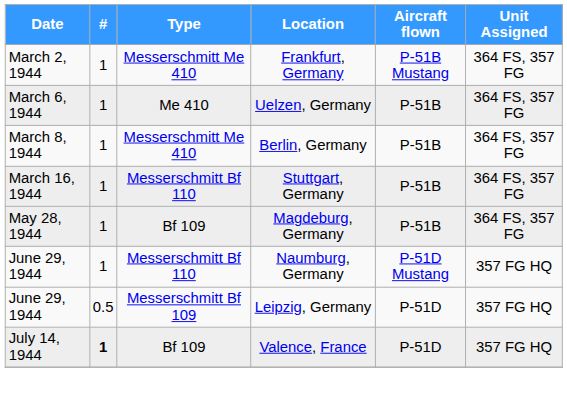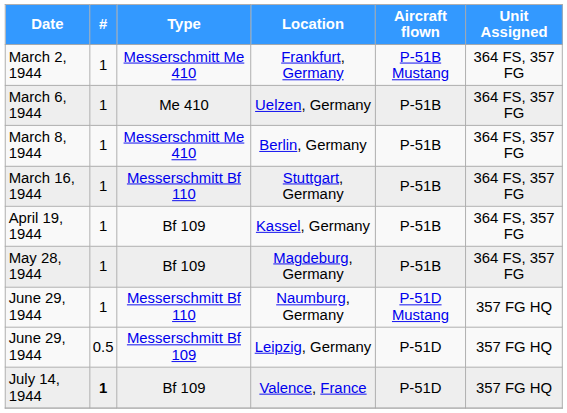+ row: (313, 226)
